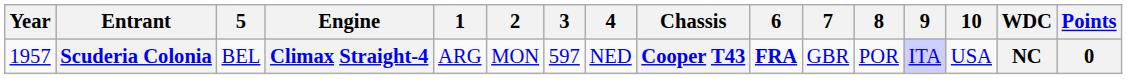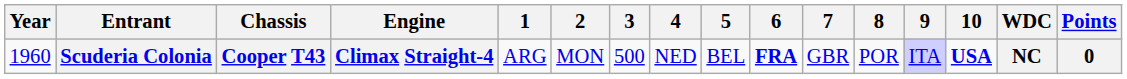columns swapped: (693, 21) <-> (241, 21)
(30, 55) 1957 -> (30, 55) 1960
(564, 55) 597 -> (629, 55) 500
(971, 55) normal -> (971, 55) bold
